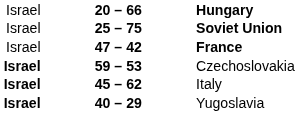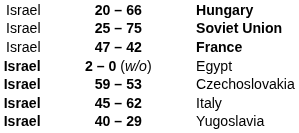+ row: (214, 66)
